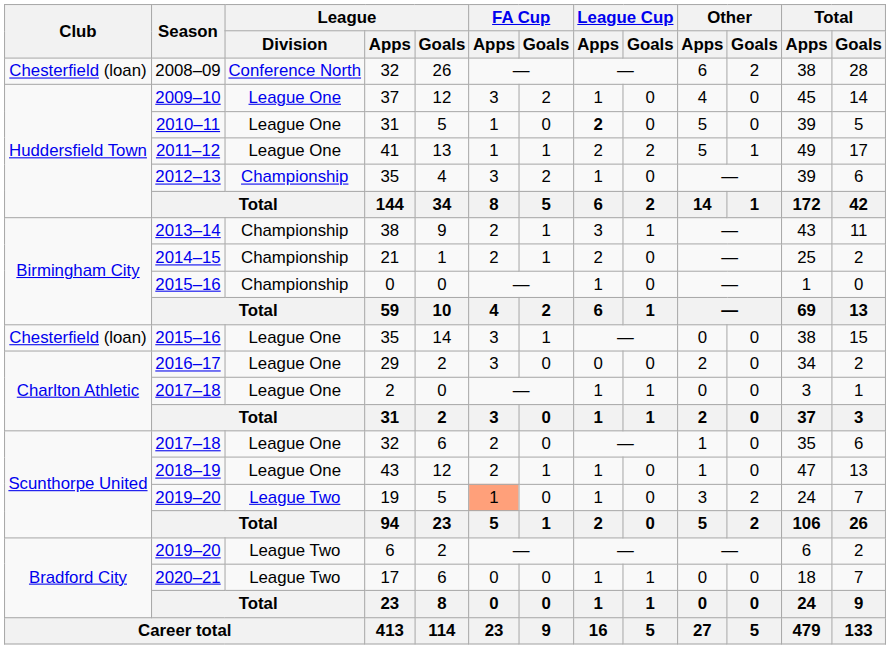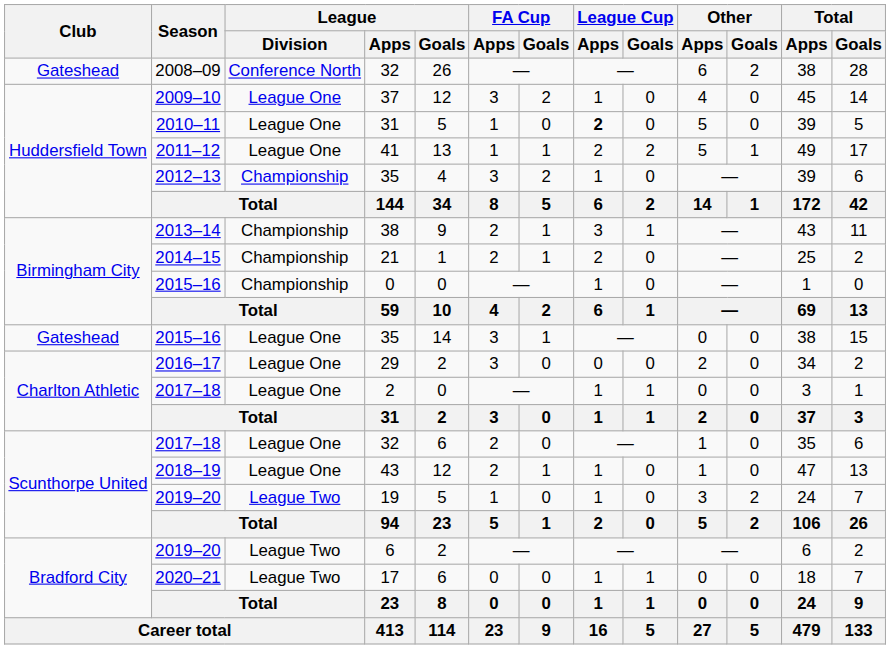(78, 71) Chesterfield (loan) -> (78, 71) Gateshead
(78, 337) Chesterfield (loan) -> (78, 337) Gateshead
(494, 497) lightsalmon background -> (494, 497) no background
